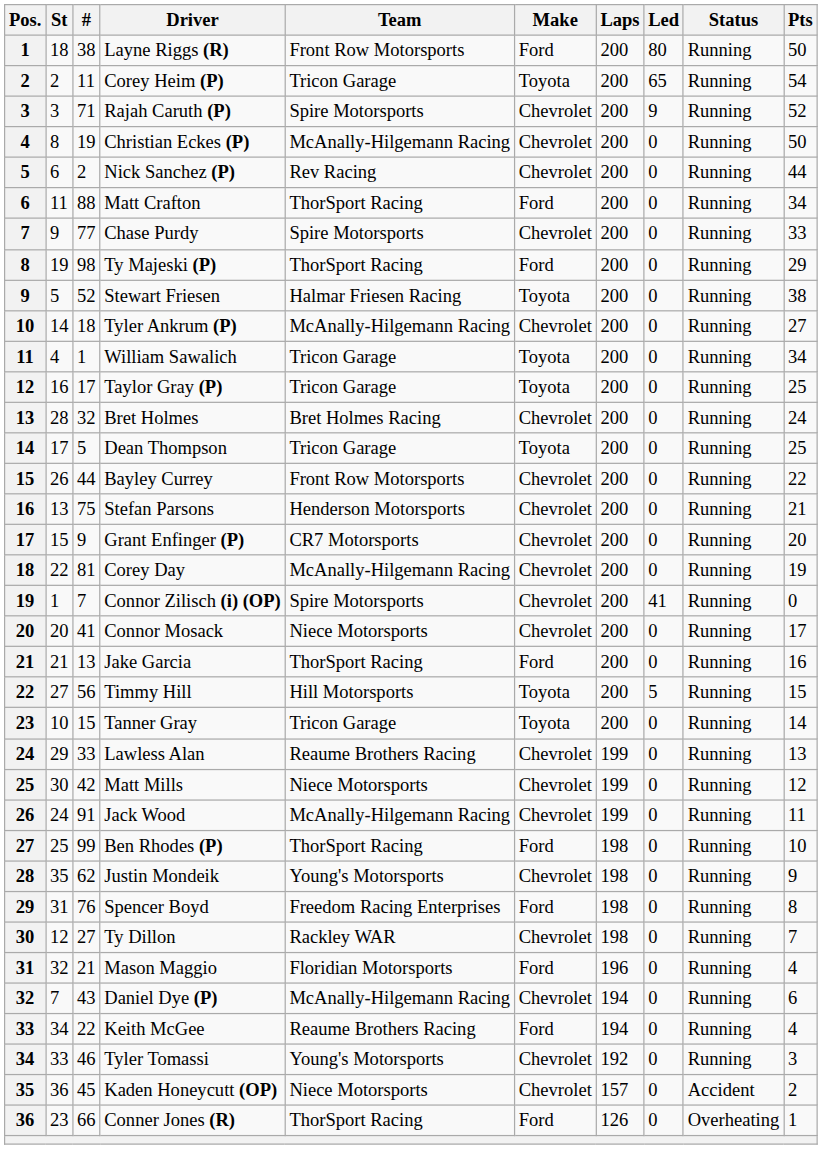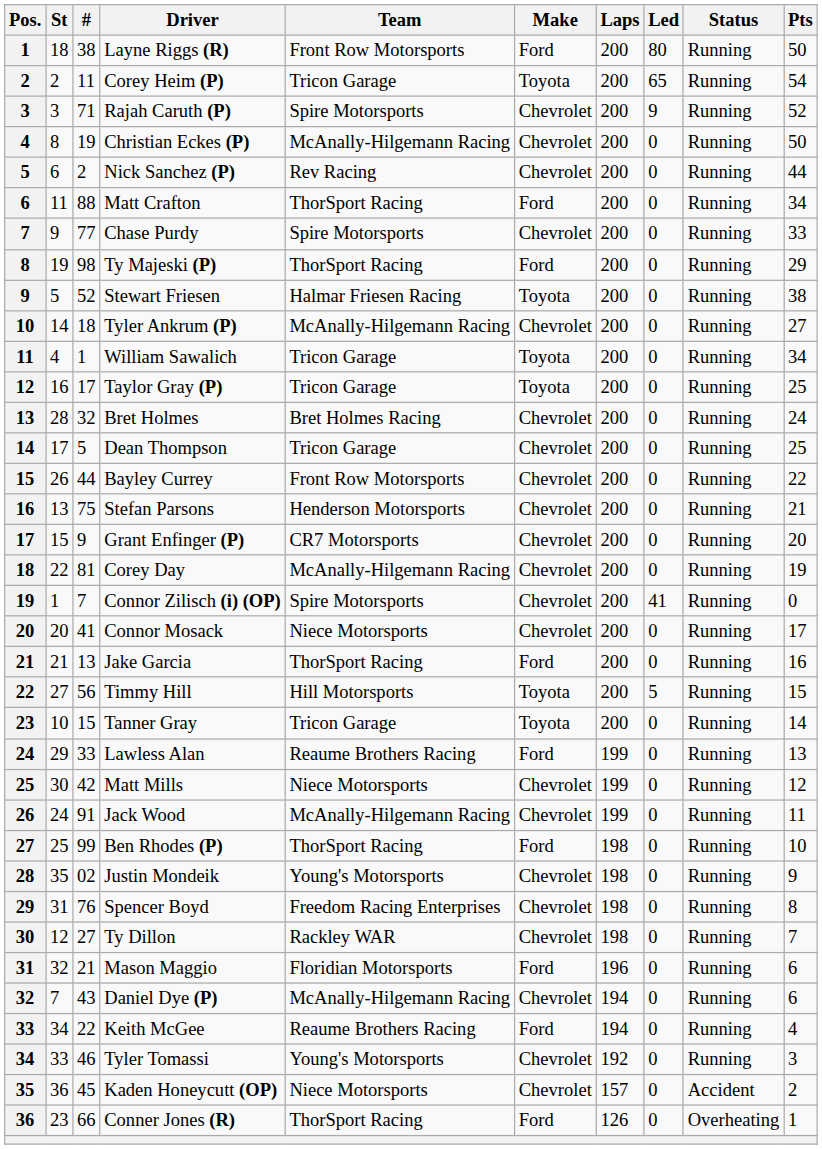(544, 448) Toyota -> (555, 448) Chevrolet
(555, 753) Chevrolet -> (536, 753) Ford
(86, 876) 62 -> (86, 876) 02
(536, 906) Ford -> (555, 906) Chevrolet
(793, 967) 4 -> (793, 967) 6
